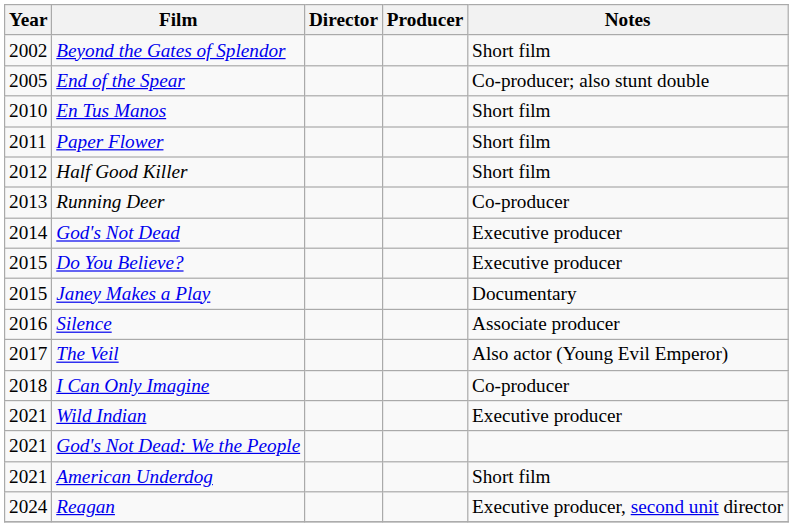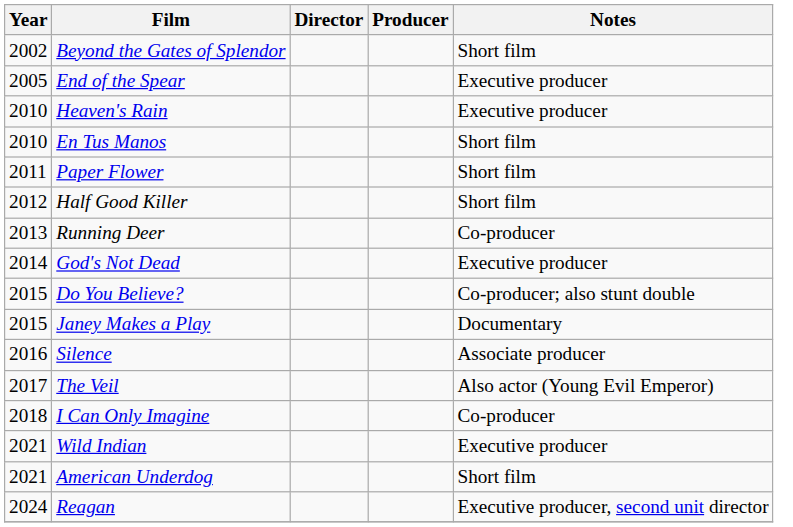(591, 80) Co-producer; also stunt double -> (532, 80) Executive producer
+ row: (112, 111)
(547, 263) Executive producer -> (576, 293) Co-producer; also stunt double
- row: (178, 446)
